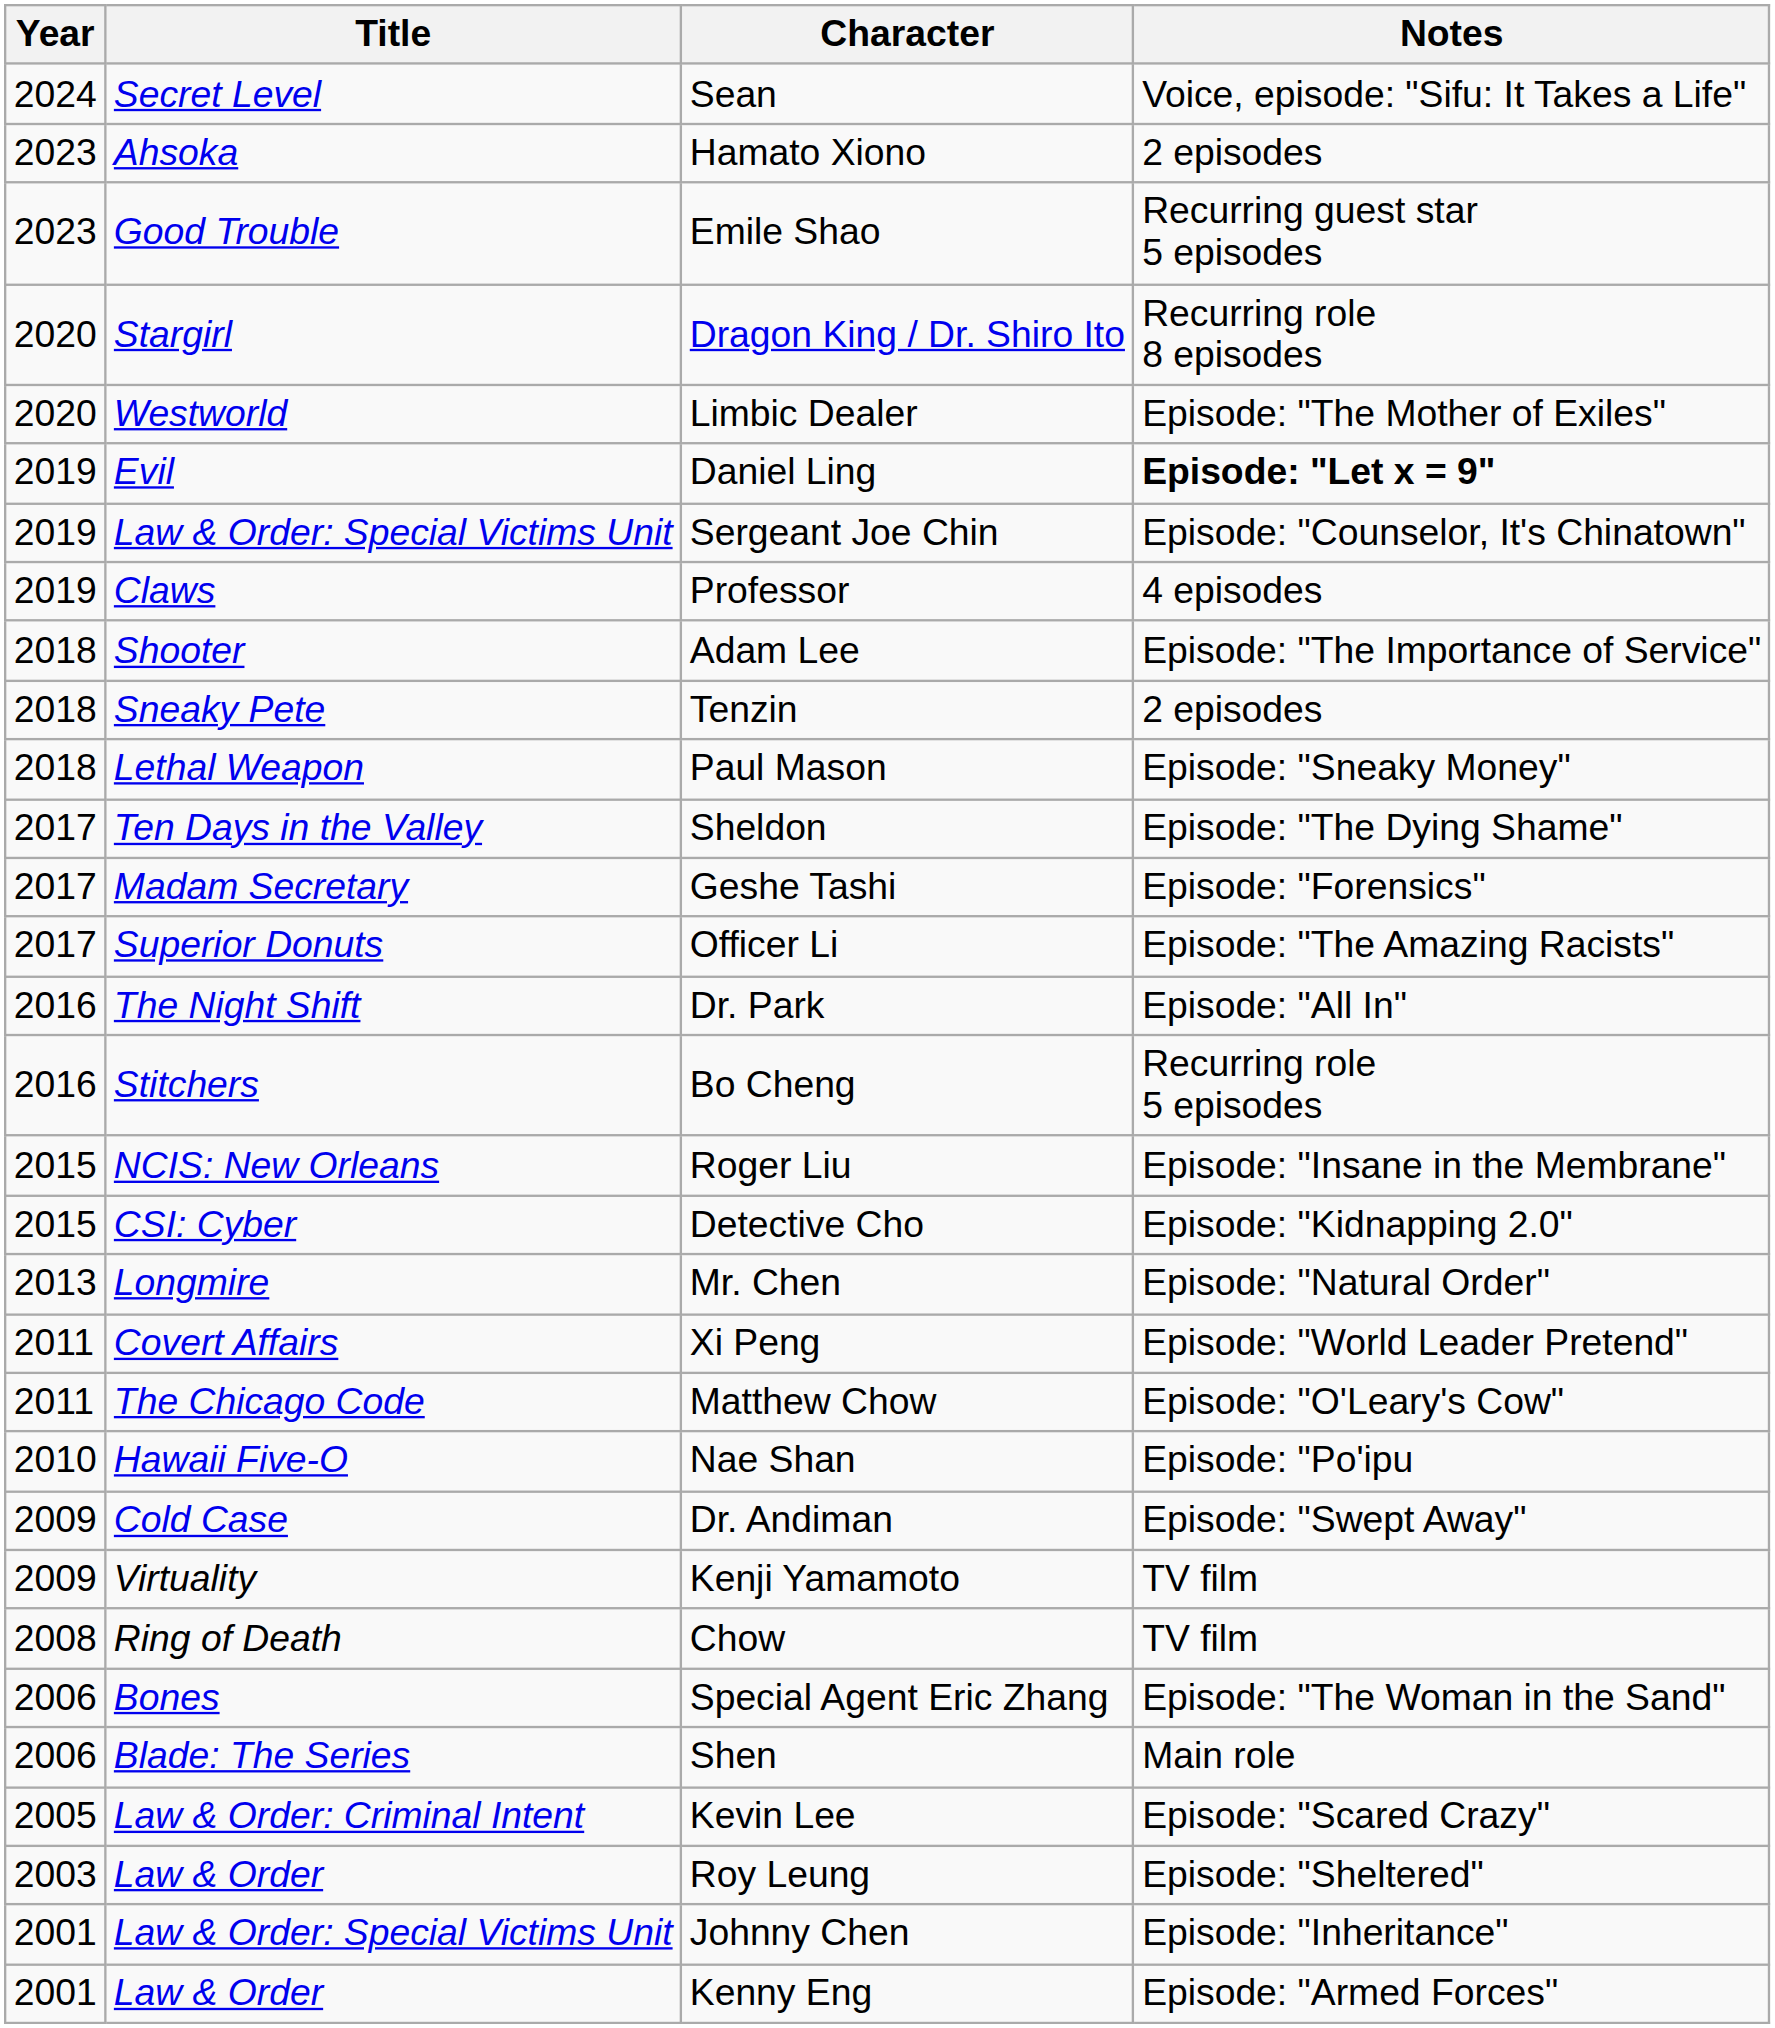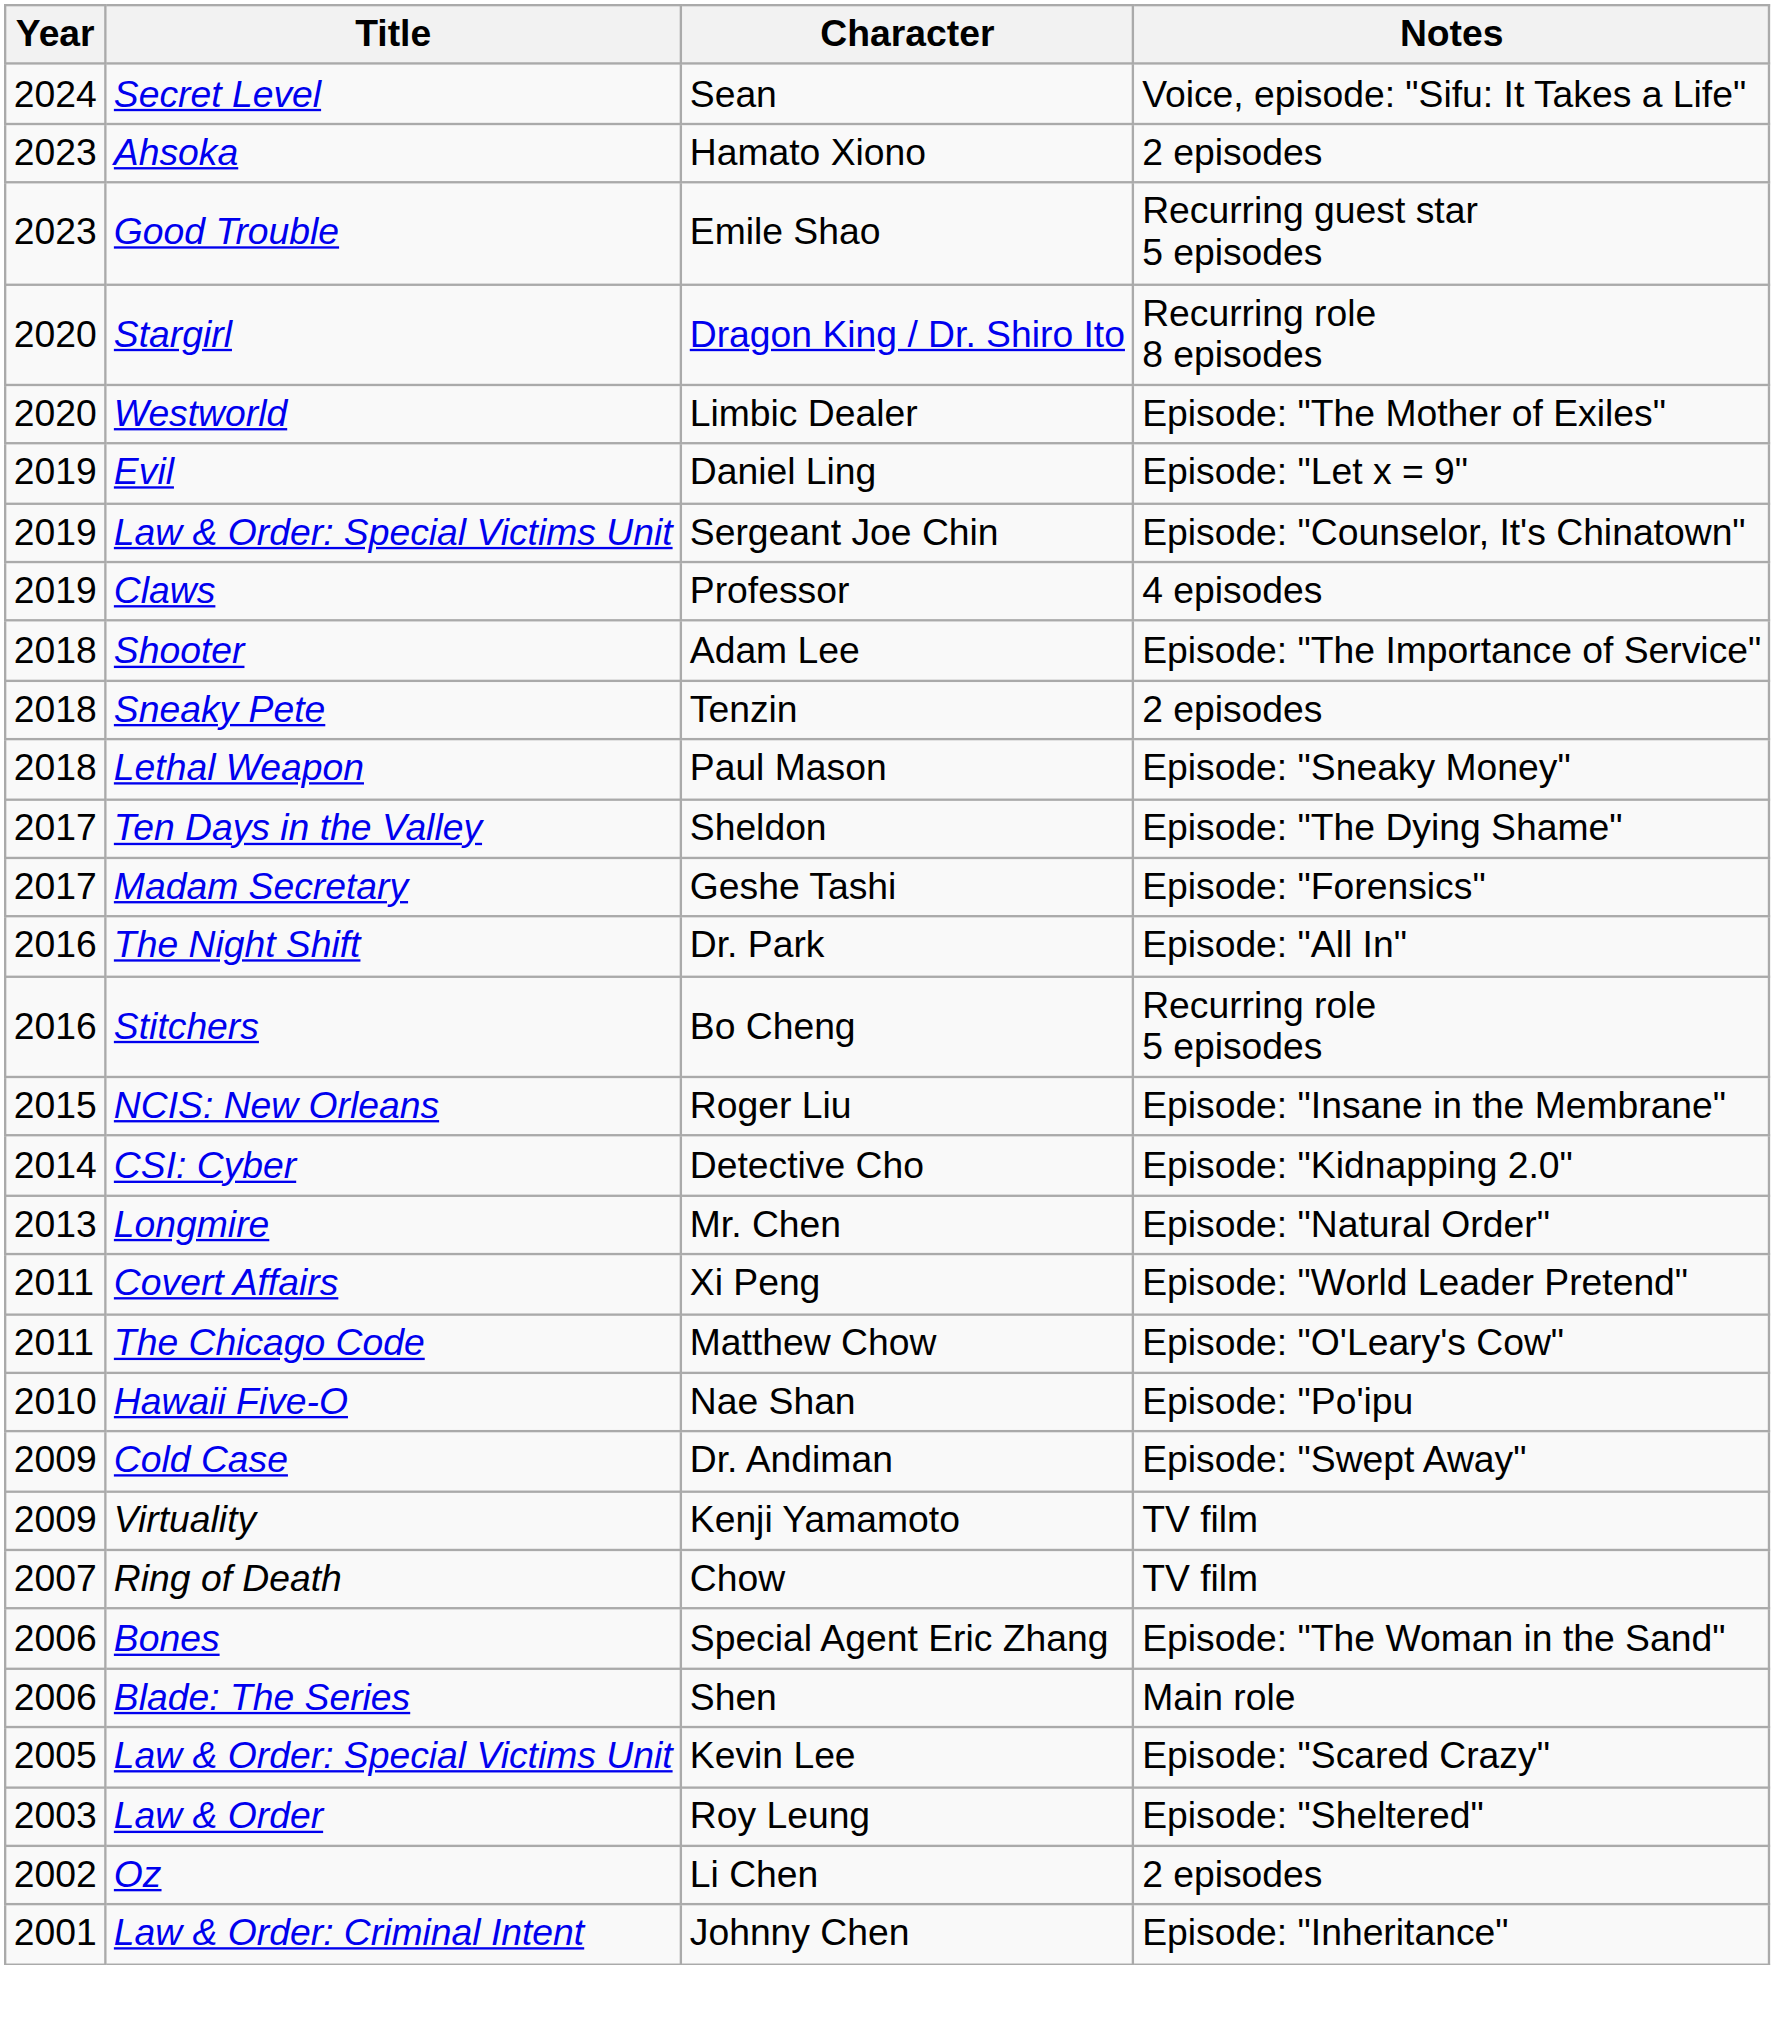(1319, 472) bold -> (1305, 472) normal
- row: (764, 945)
(55, 1224) 2015 -> (55, 1164) 2014
(55, 1637) 2008 -> (55, 1578) 2007
(349, 1815) Law & Order: Criminal Intent -> (393, 1756) Law & Order: Special Victims Unit
+ row: (754, 1874)
(393, 1933) Law & Order: Special Victims Unit -> (349, 1933) Law & Order: Criminal Intent
- row: (781, 1992)
